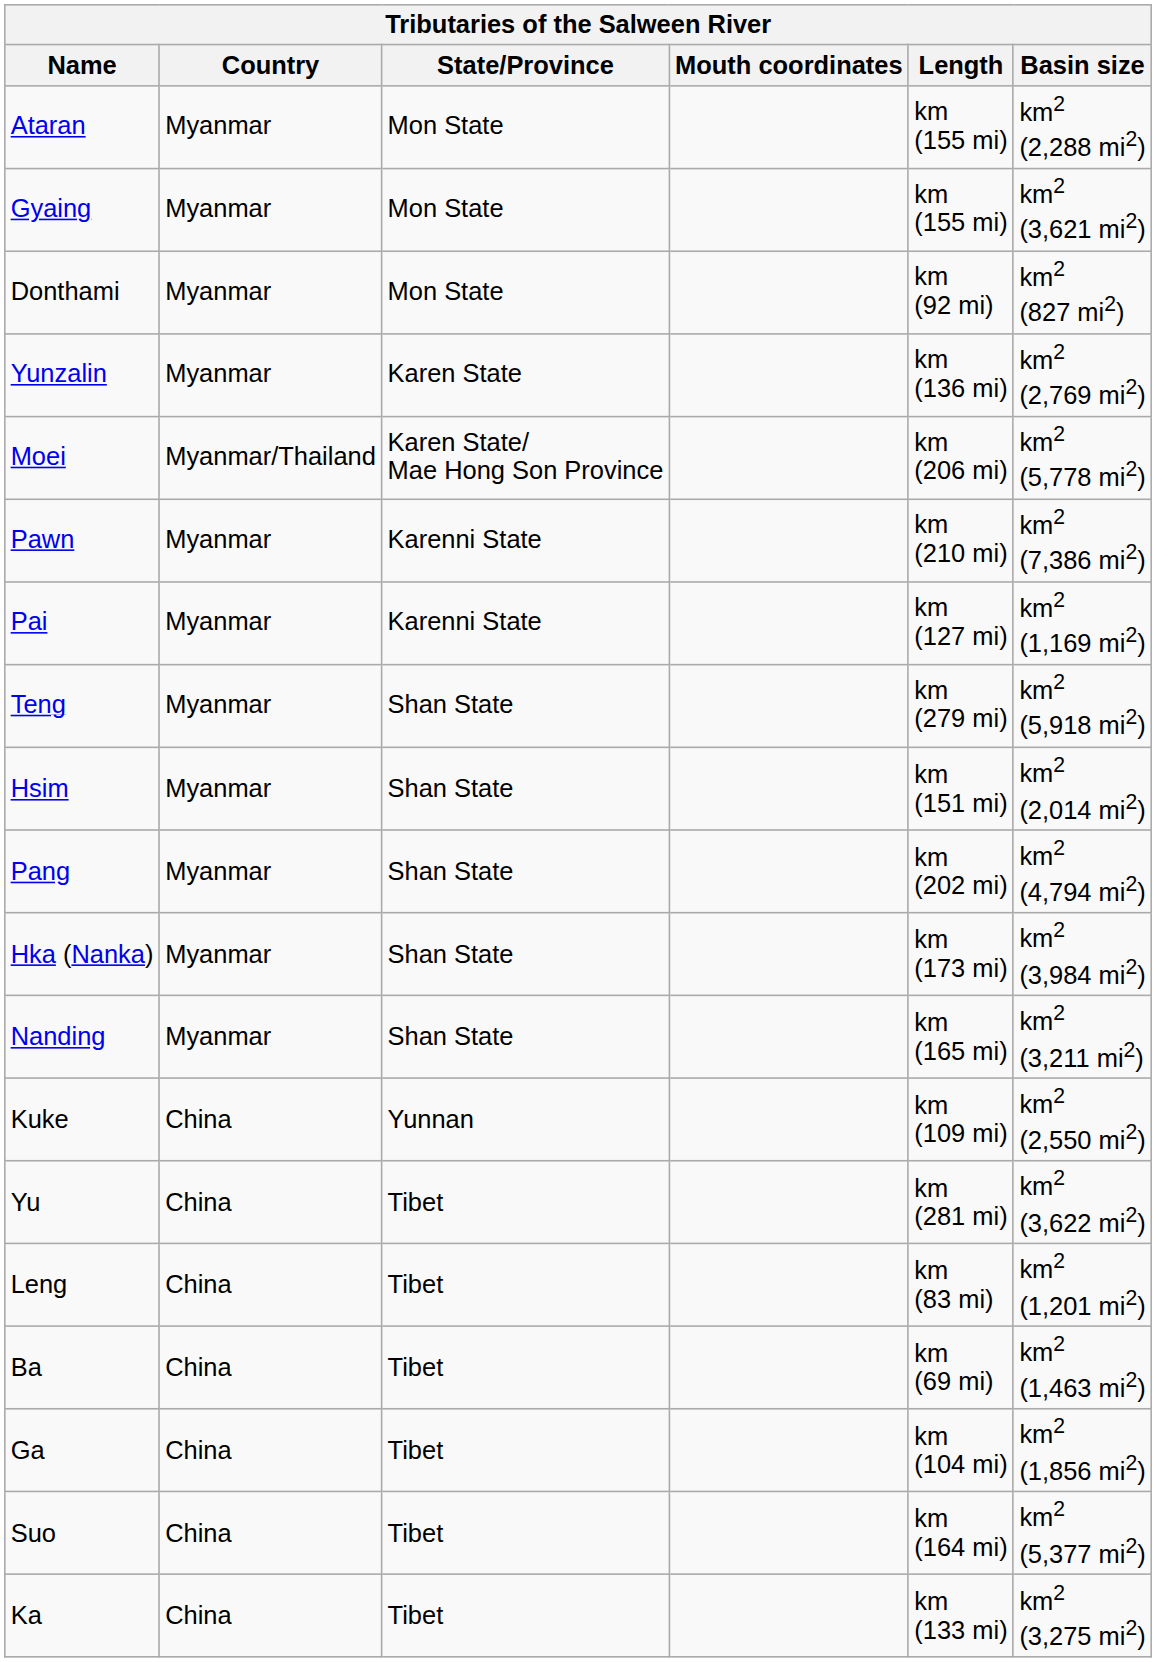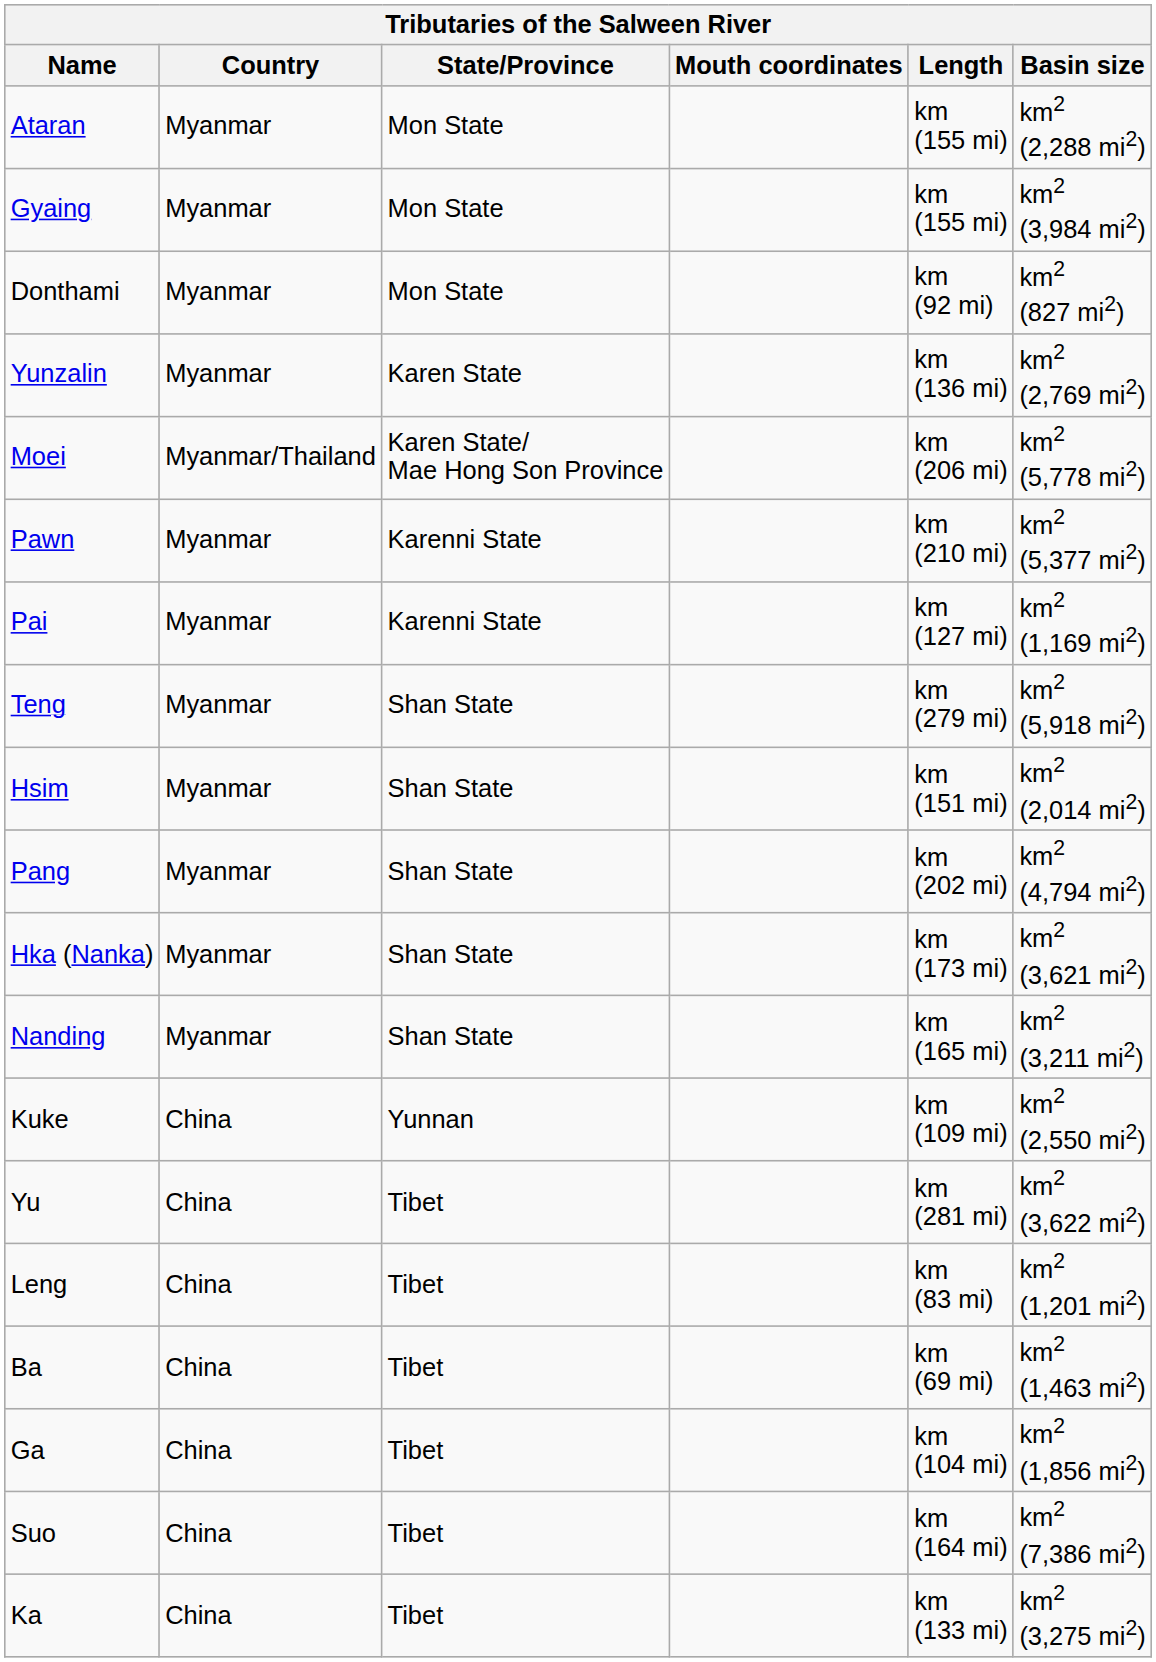(1083, 209) km2 (3,621 mi2) -> (1083, 209) km2 (3,984 mi2)
(1083, 540) km2 (7,386 mi2) -> (1083, 540) km2 (5,377 mi2)
(1083, 953) km2 (3,984 mi2) -> (1083, 953) km2 (3,621 mi2)
(1083, 1532) km2 (5,377 mi2) -> (1083, 1532) km2 (7,386 mi2)
